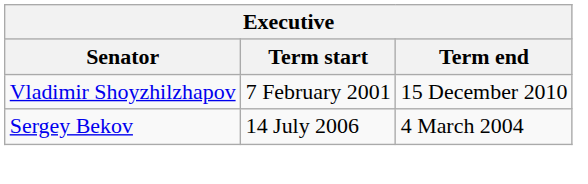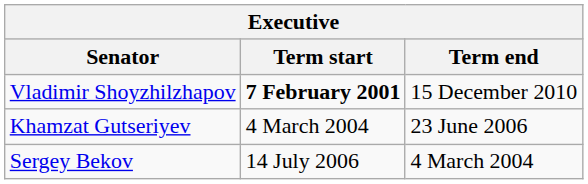(318, 91) normal -> (323, 91) bold
+ row: (100, 126)
